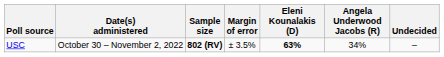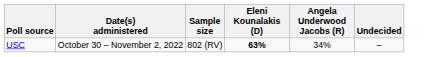- column: (242, 26)
(205, 45) bold -> (205, 45) normal
